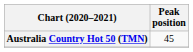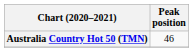(169, 39) 45 -> (169, 39) 46
